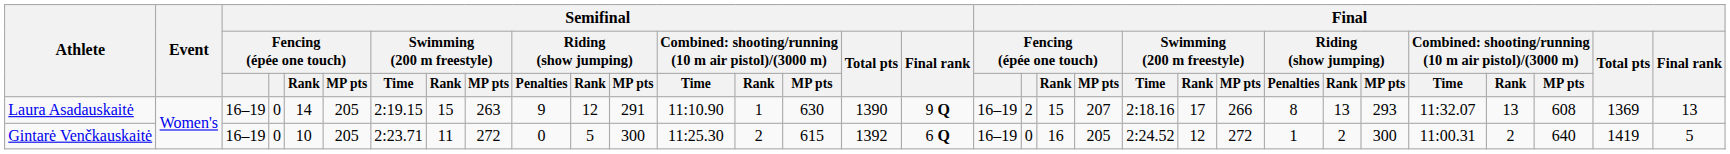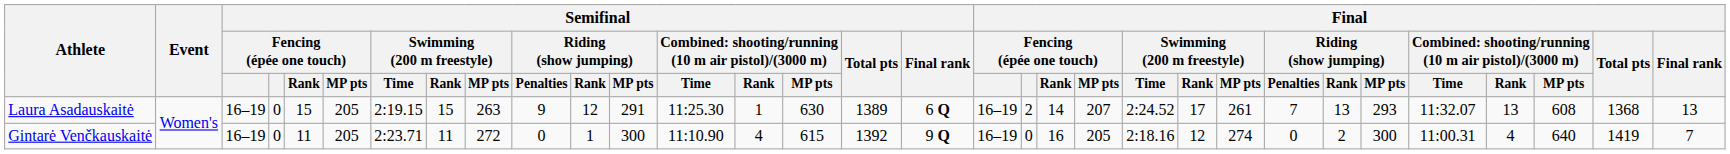(304, 109) 14 -> (304, 109) 15
(696, 109) 11:10.90 -> (696, 109) 11:25.30
(872, 109) 1390 -> (872, 109) 1389
(938, 109) 9 Q -> (938, 109) 6 Q
(1056, 109) 15 -> (1056, 109) 14
(1150, 109) 2:18.16 -> (1150, 109) 2:24.52
(1240, 109) 266 -> (1240, 109) 261
(1293, 109) 8 -> (1293, 109) 7
(1623, 109) 1369 -> (1623, 109) 1368
(304, 136) 10 -> (304, 136) 11
(590, 136) 5 -> (590, 136) 1
(696, 136) 11:25.30 -> (696, 136) 11:10.90
(759, 136) 2 -> (759, 136) 4
(938, 136) 6 Q -> (938, 136) 9 Q
(1150, 136) 2:24.52 -> (1150, 136) 2:18.16
(1240, 136) 272 -> (1240, 136) 274
(1293, 136) 1 -> (1293, 136) 0
(1511, 136) 2 -> (1511, 136) 4
(1689, 136) 5 -> (1689, 136) 7
